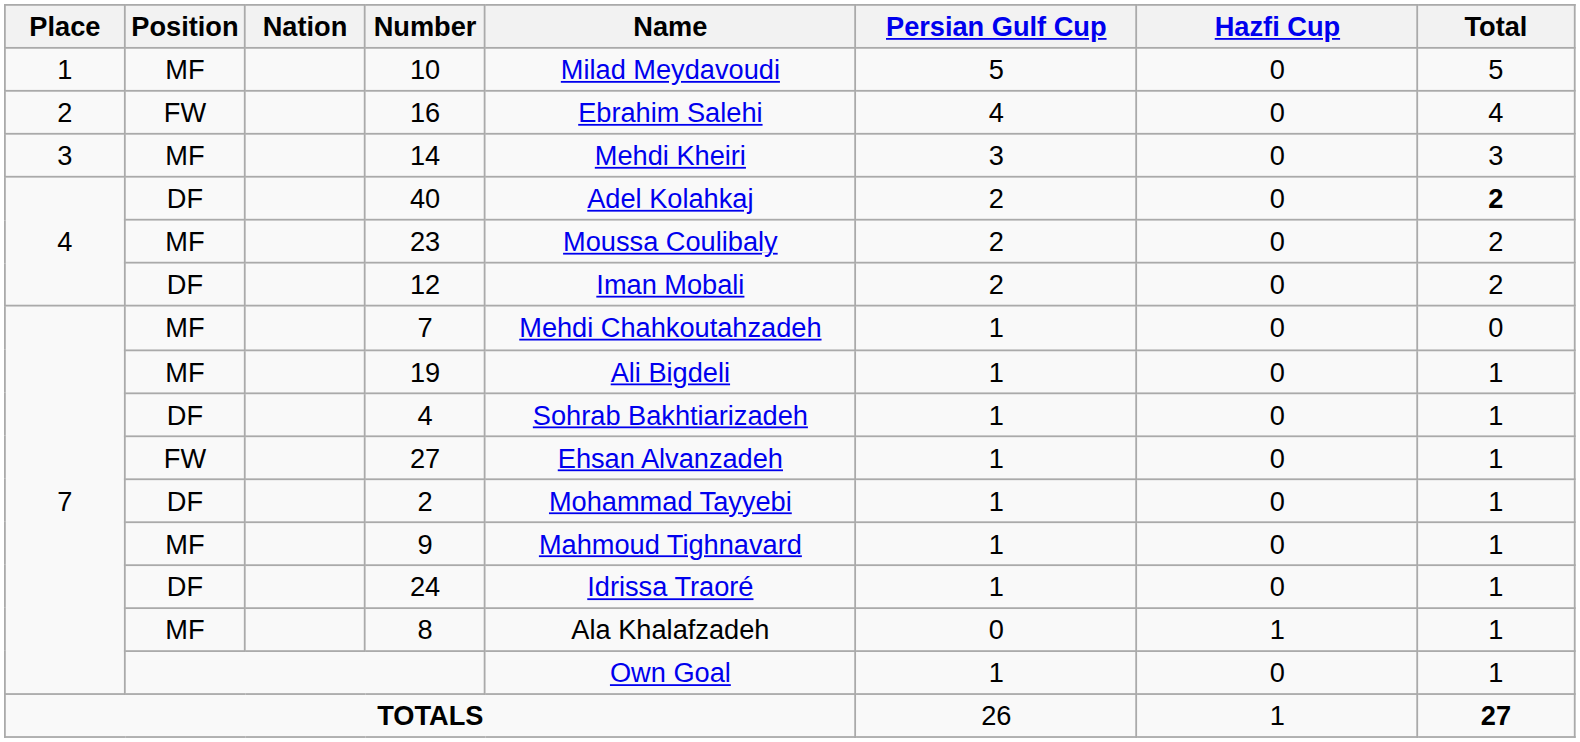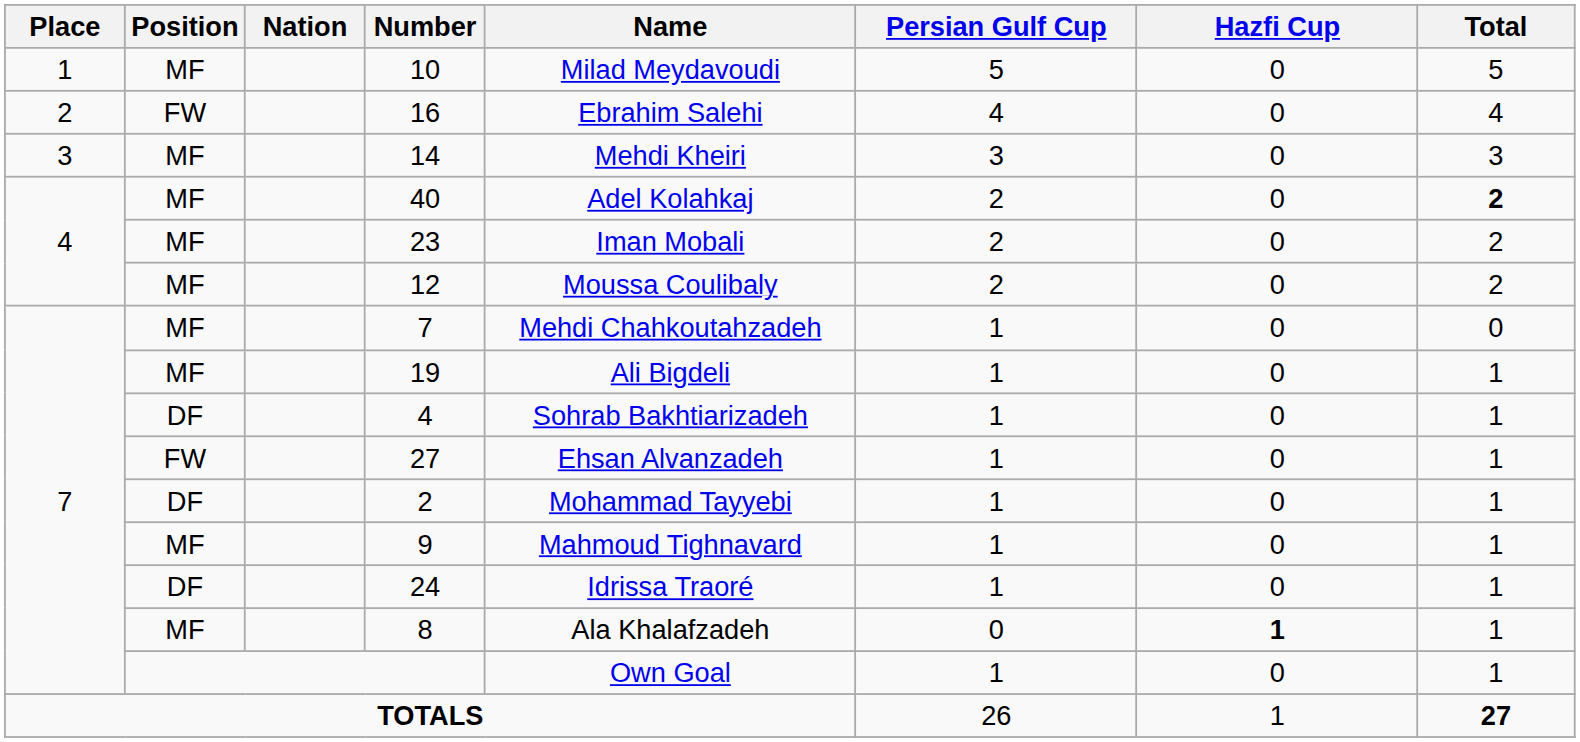(185, 199) DF -> (185, 199) MF
(670, 242) Moussa Coulibaly -> (670, 242) Iman Mobali
(185, 285) DF -> (185, 285) MF
(670, 285) Iman Mobali -> (670, 285) Moussa Coulibaly
(1277, 630) normal -> (1277, 630) bold
